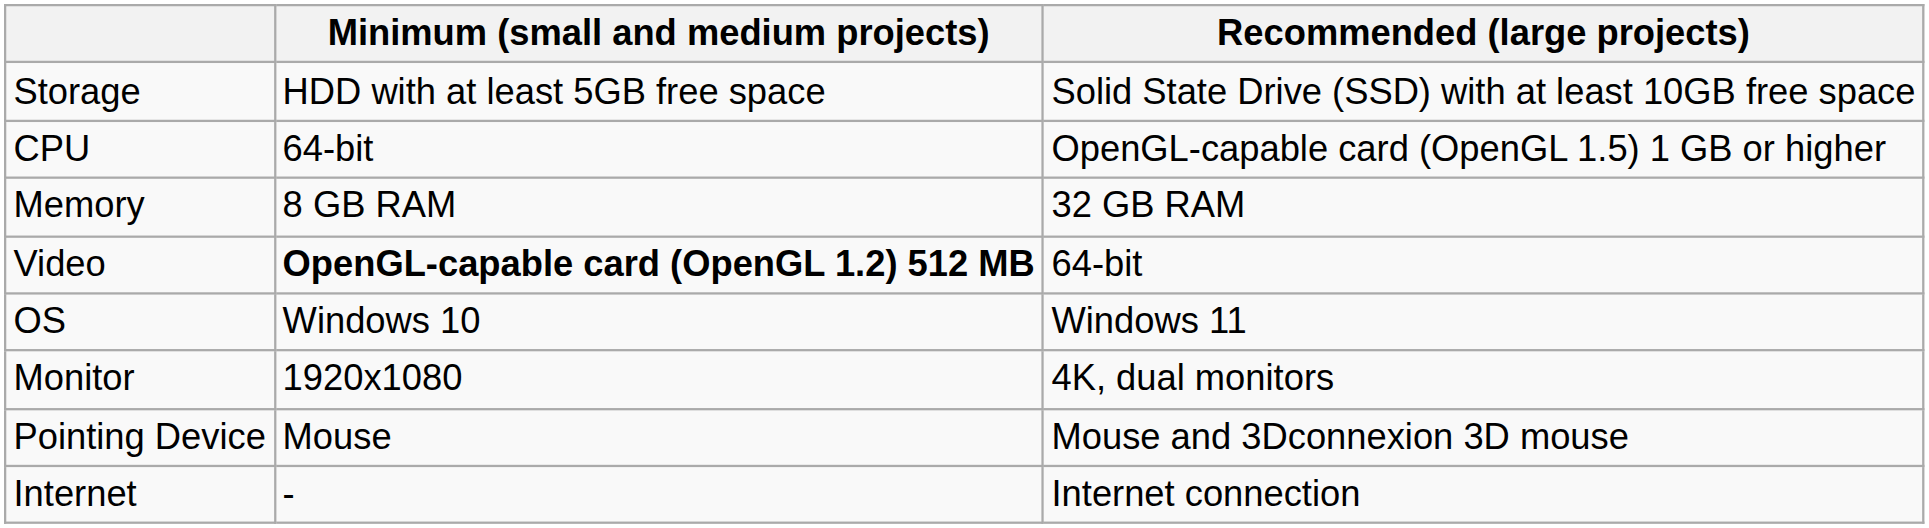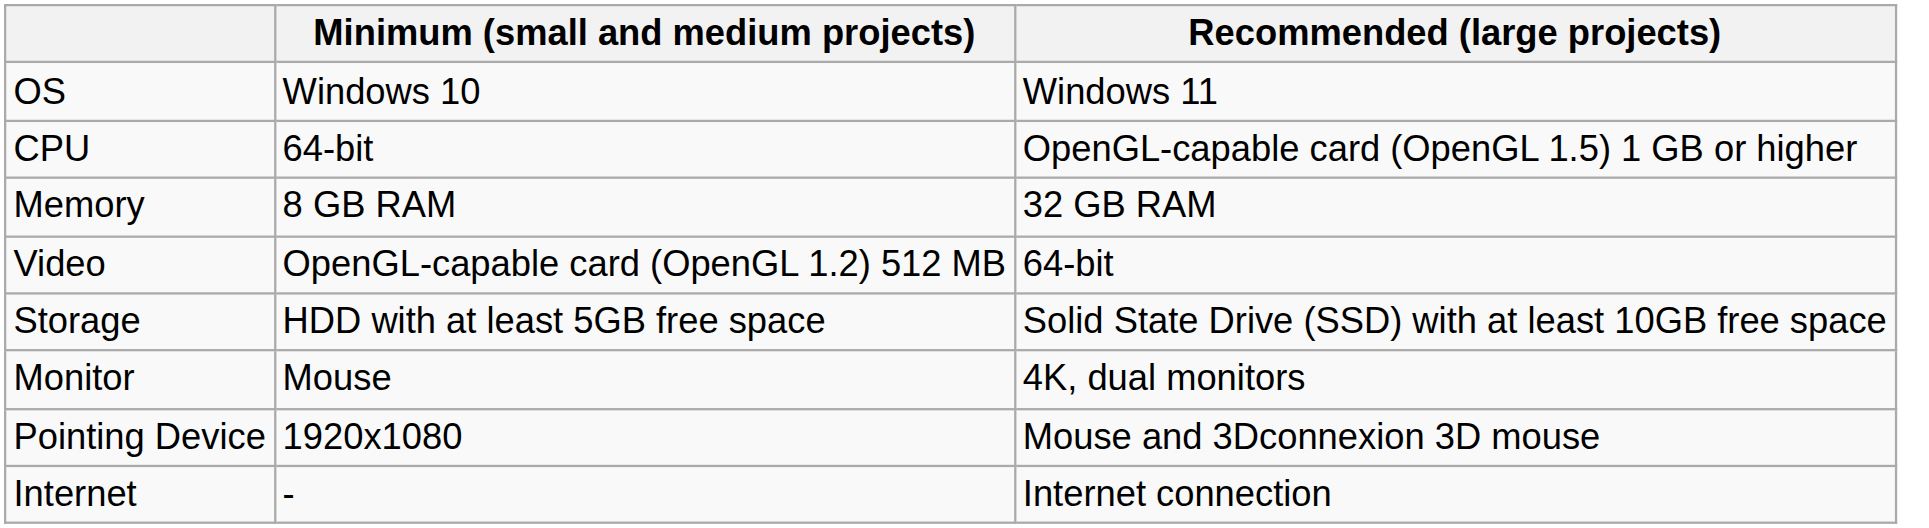rows swapped: (40, 321) <-> (77, 90)
(659, 263) bold -> (644, 263) normal
(372, 378) 1920x1080 -> (337, 378) Mouse
(337, 436) Mouse -> (372, 436) 1920x1080
